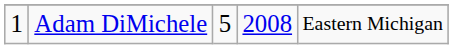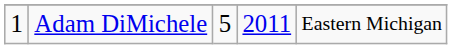(267, 24) 2008 -> (267, 24) 2011
